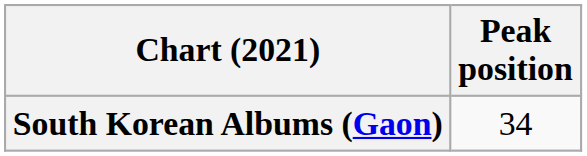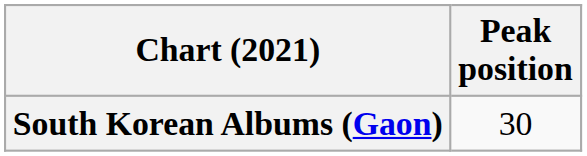(516, 122) 34 -> (516, 122) 30
